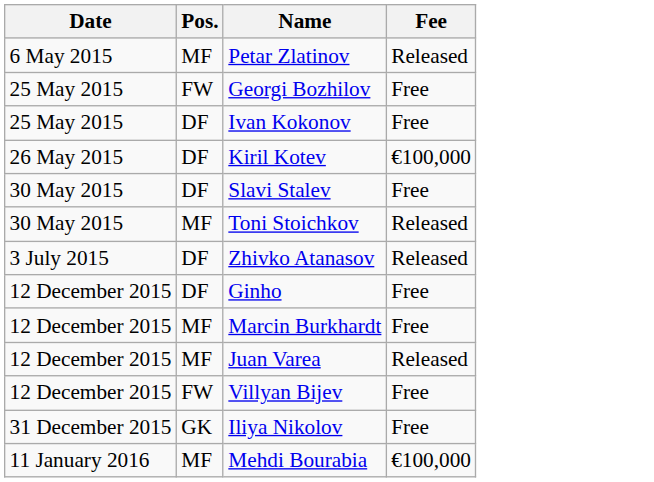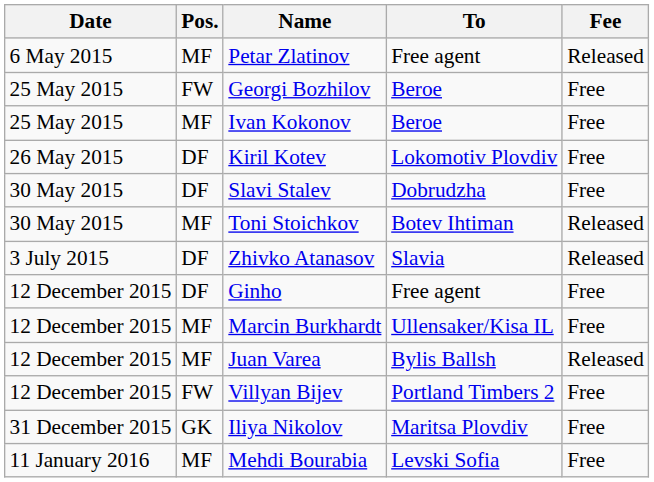+ column: (474, 21)
(195, 122) DF -> (197, 122) MF
(431, 156) €100,000 -> (586, 156) Free
(431, 460) €100,000 -> (586, 460) Free
